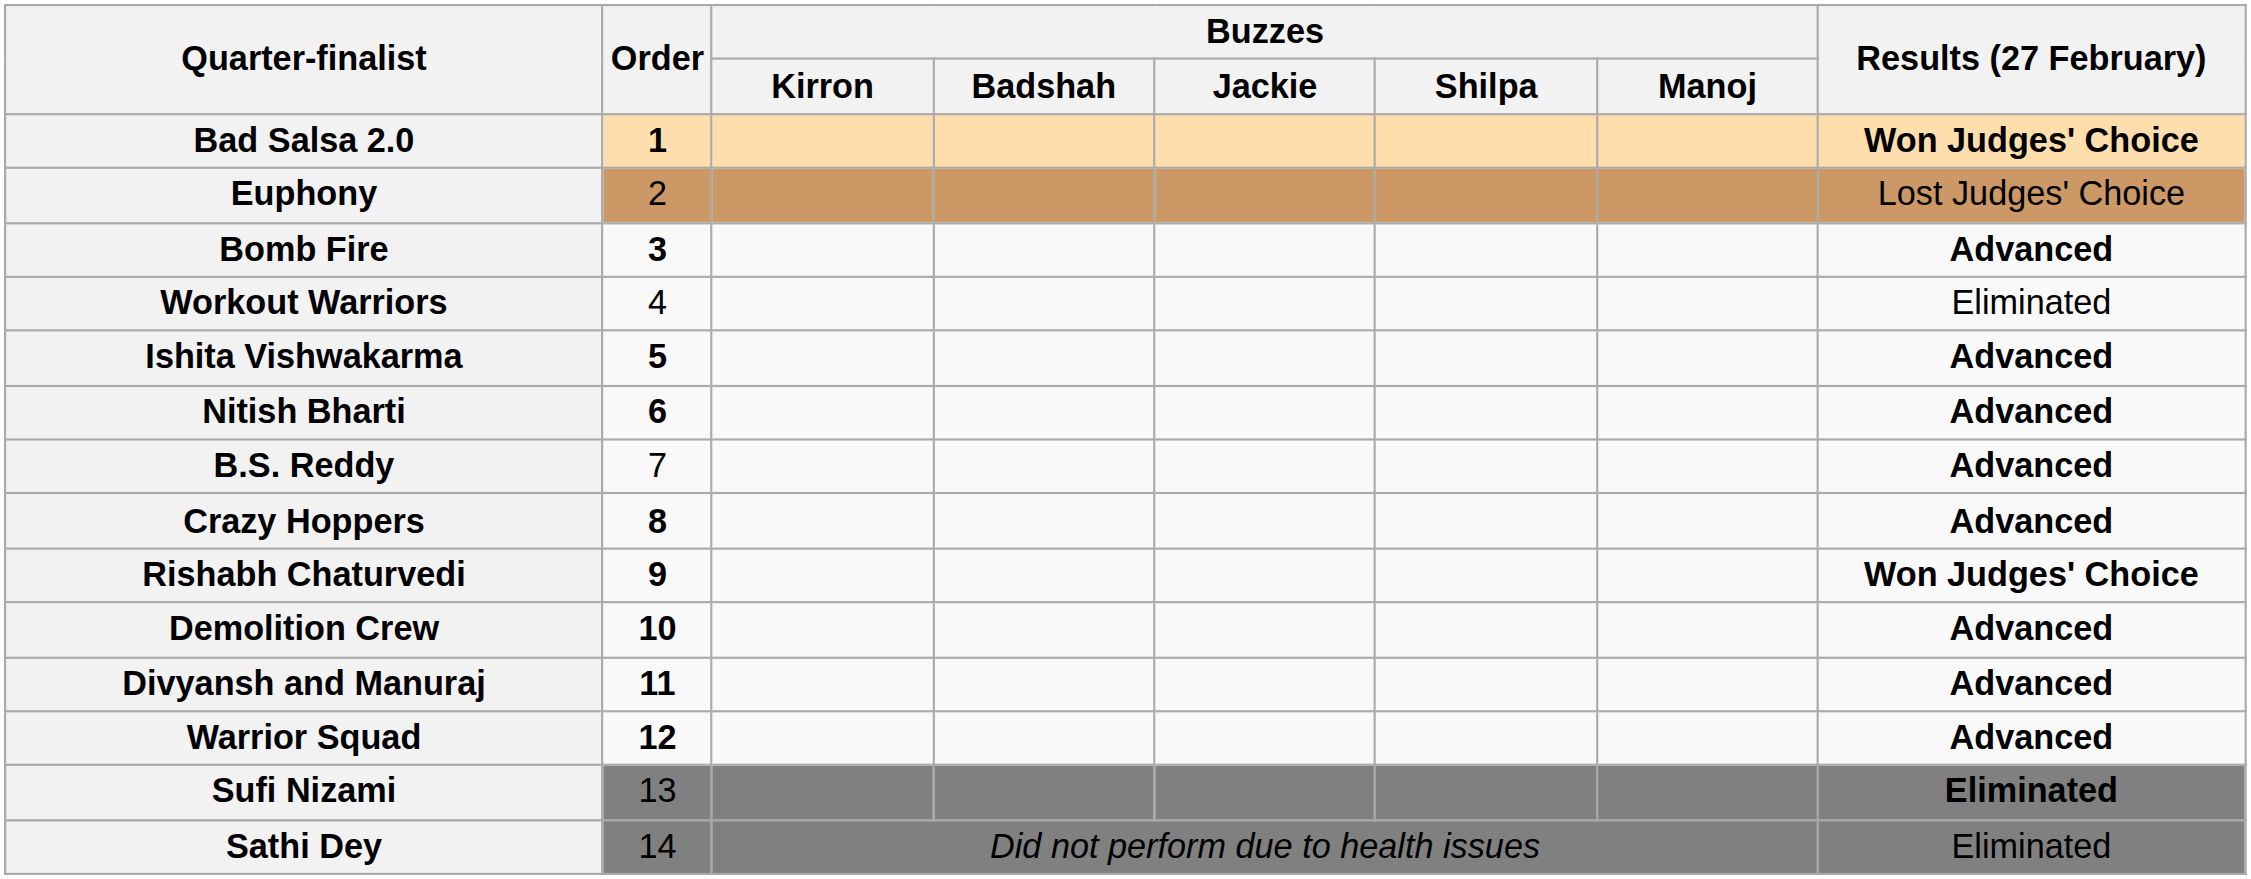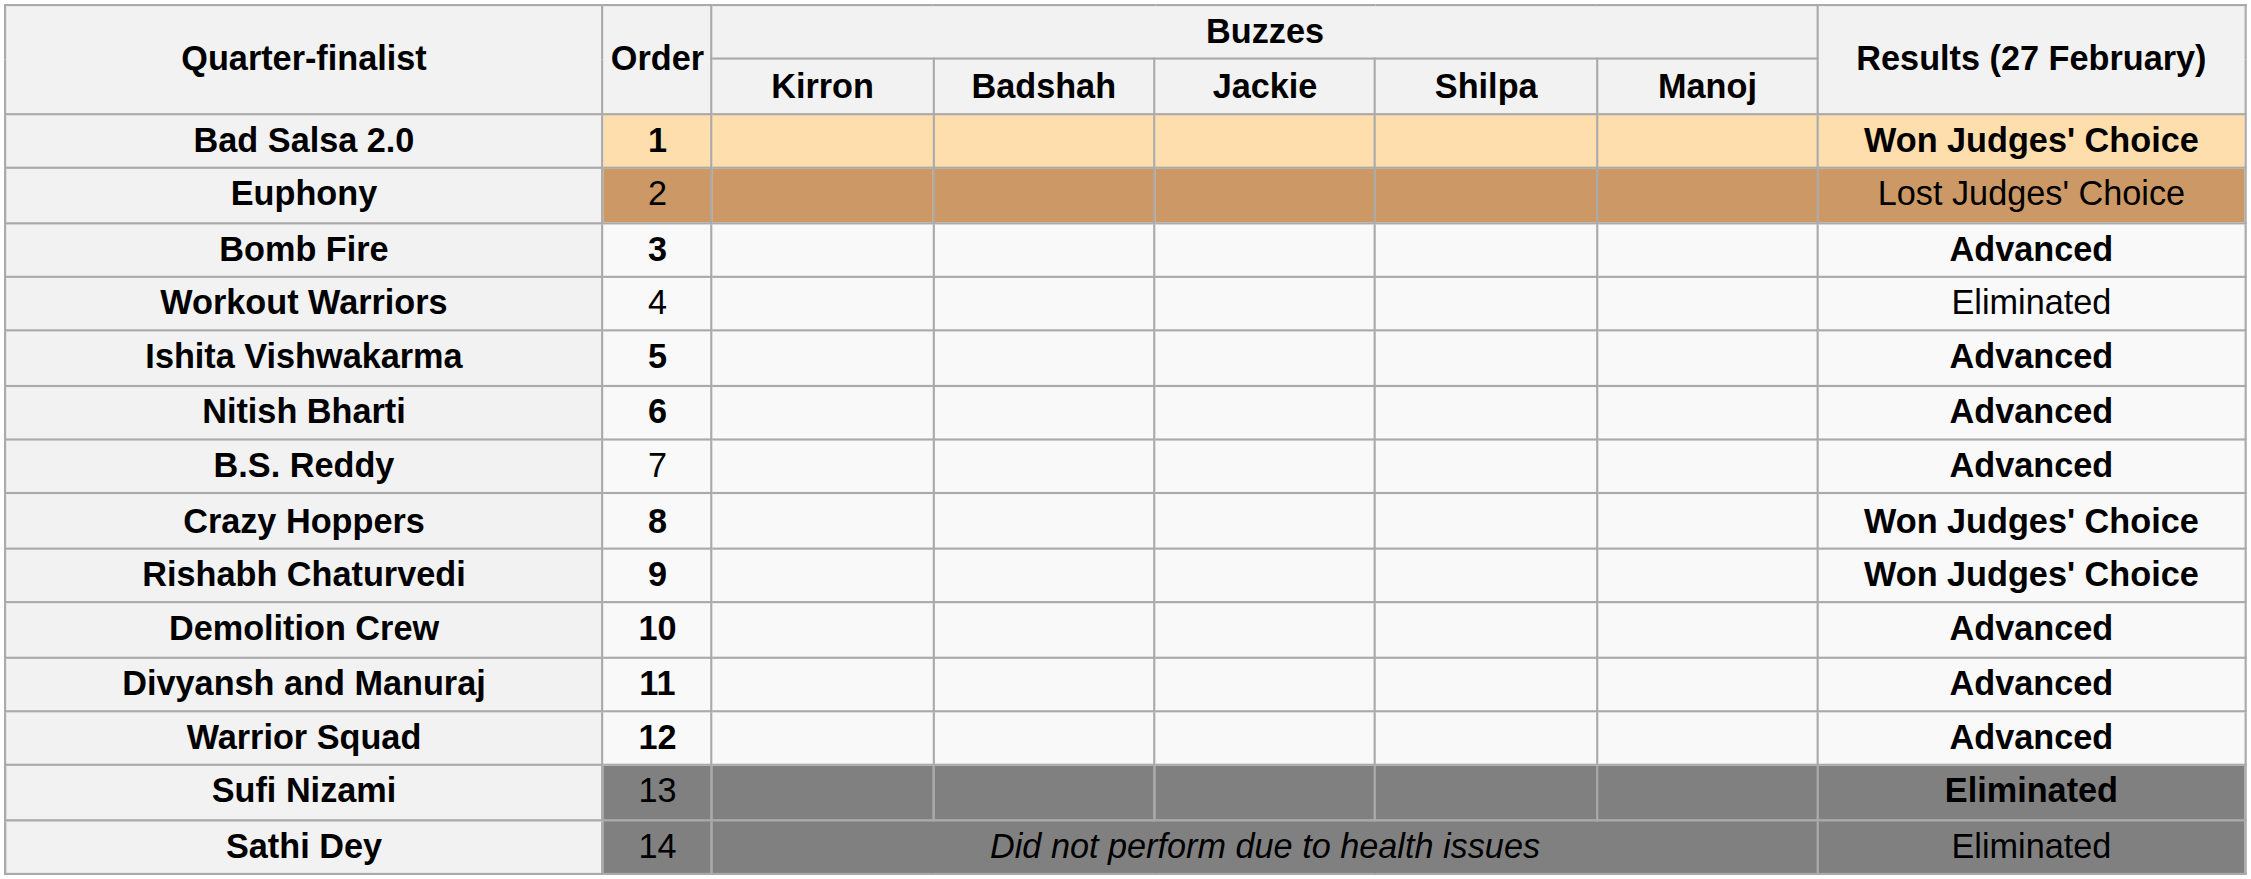(2031, 520) Advanced -> (2031, 520) Won Judges' Choice
